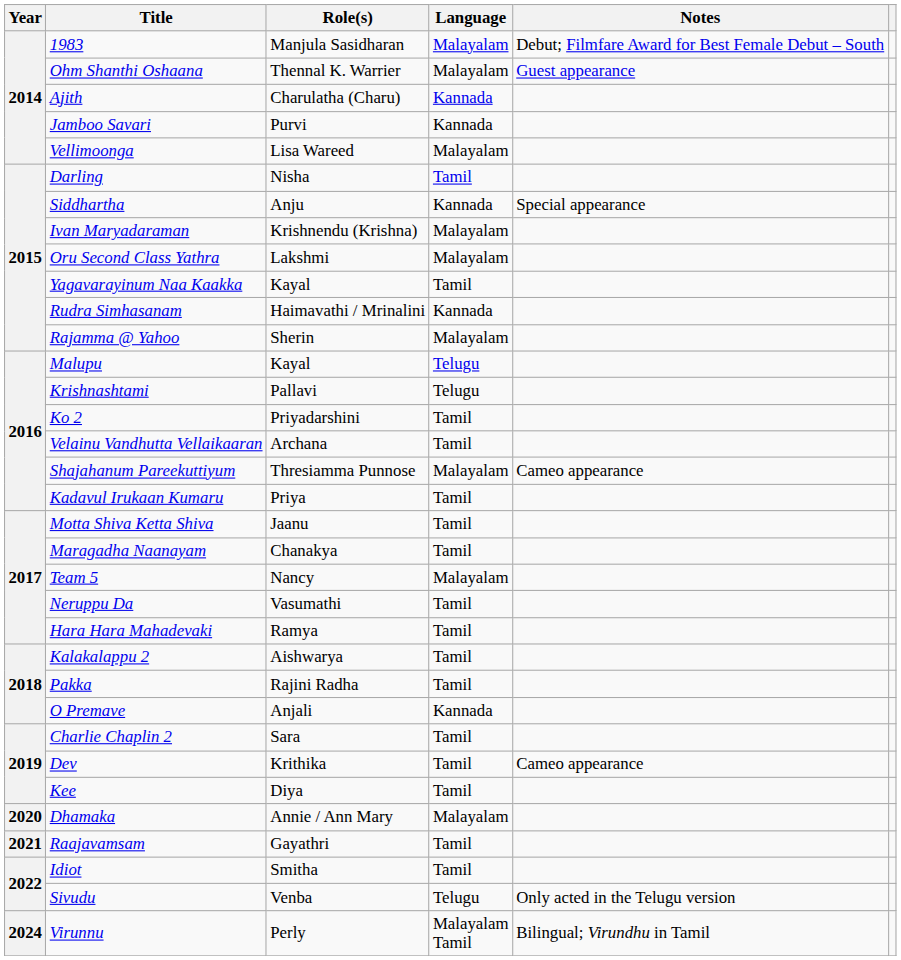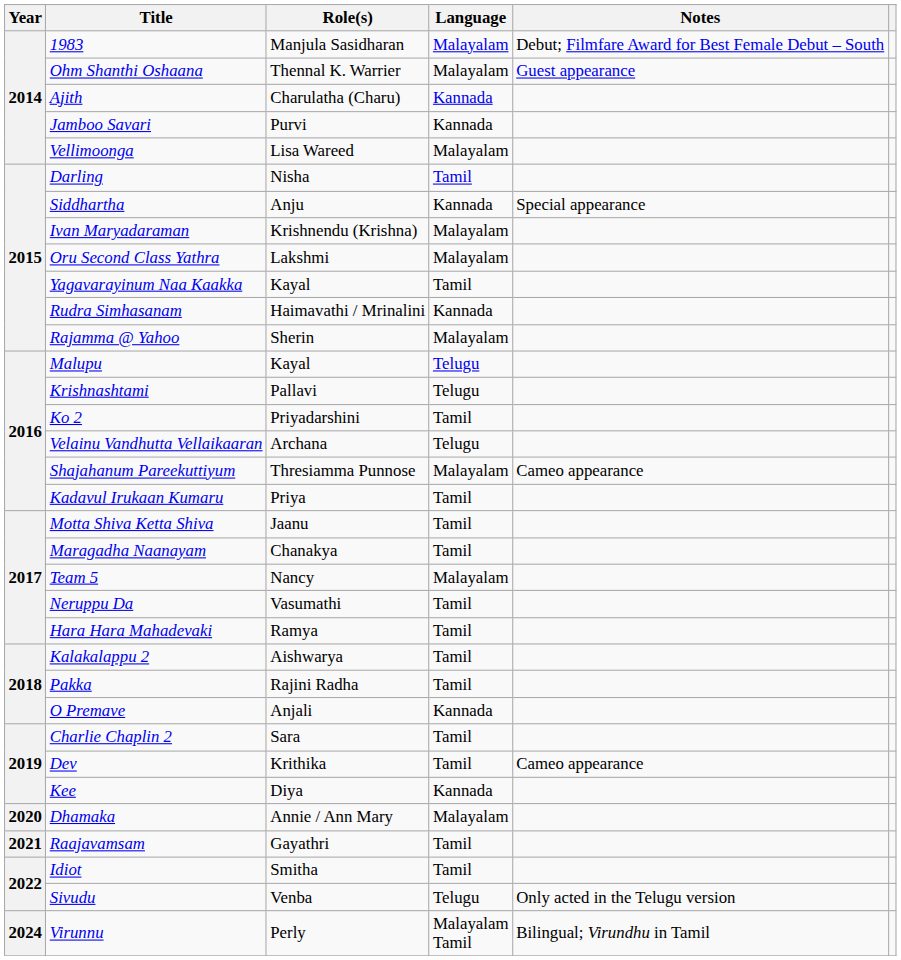(452, 444) Tamil -> (456, 444) Telugu
(452, 790) Tamil -> (463, 790) Kannada
